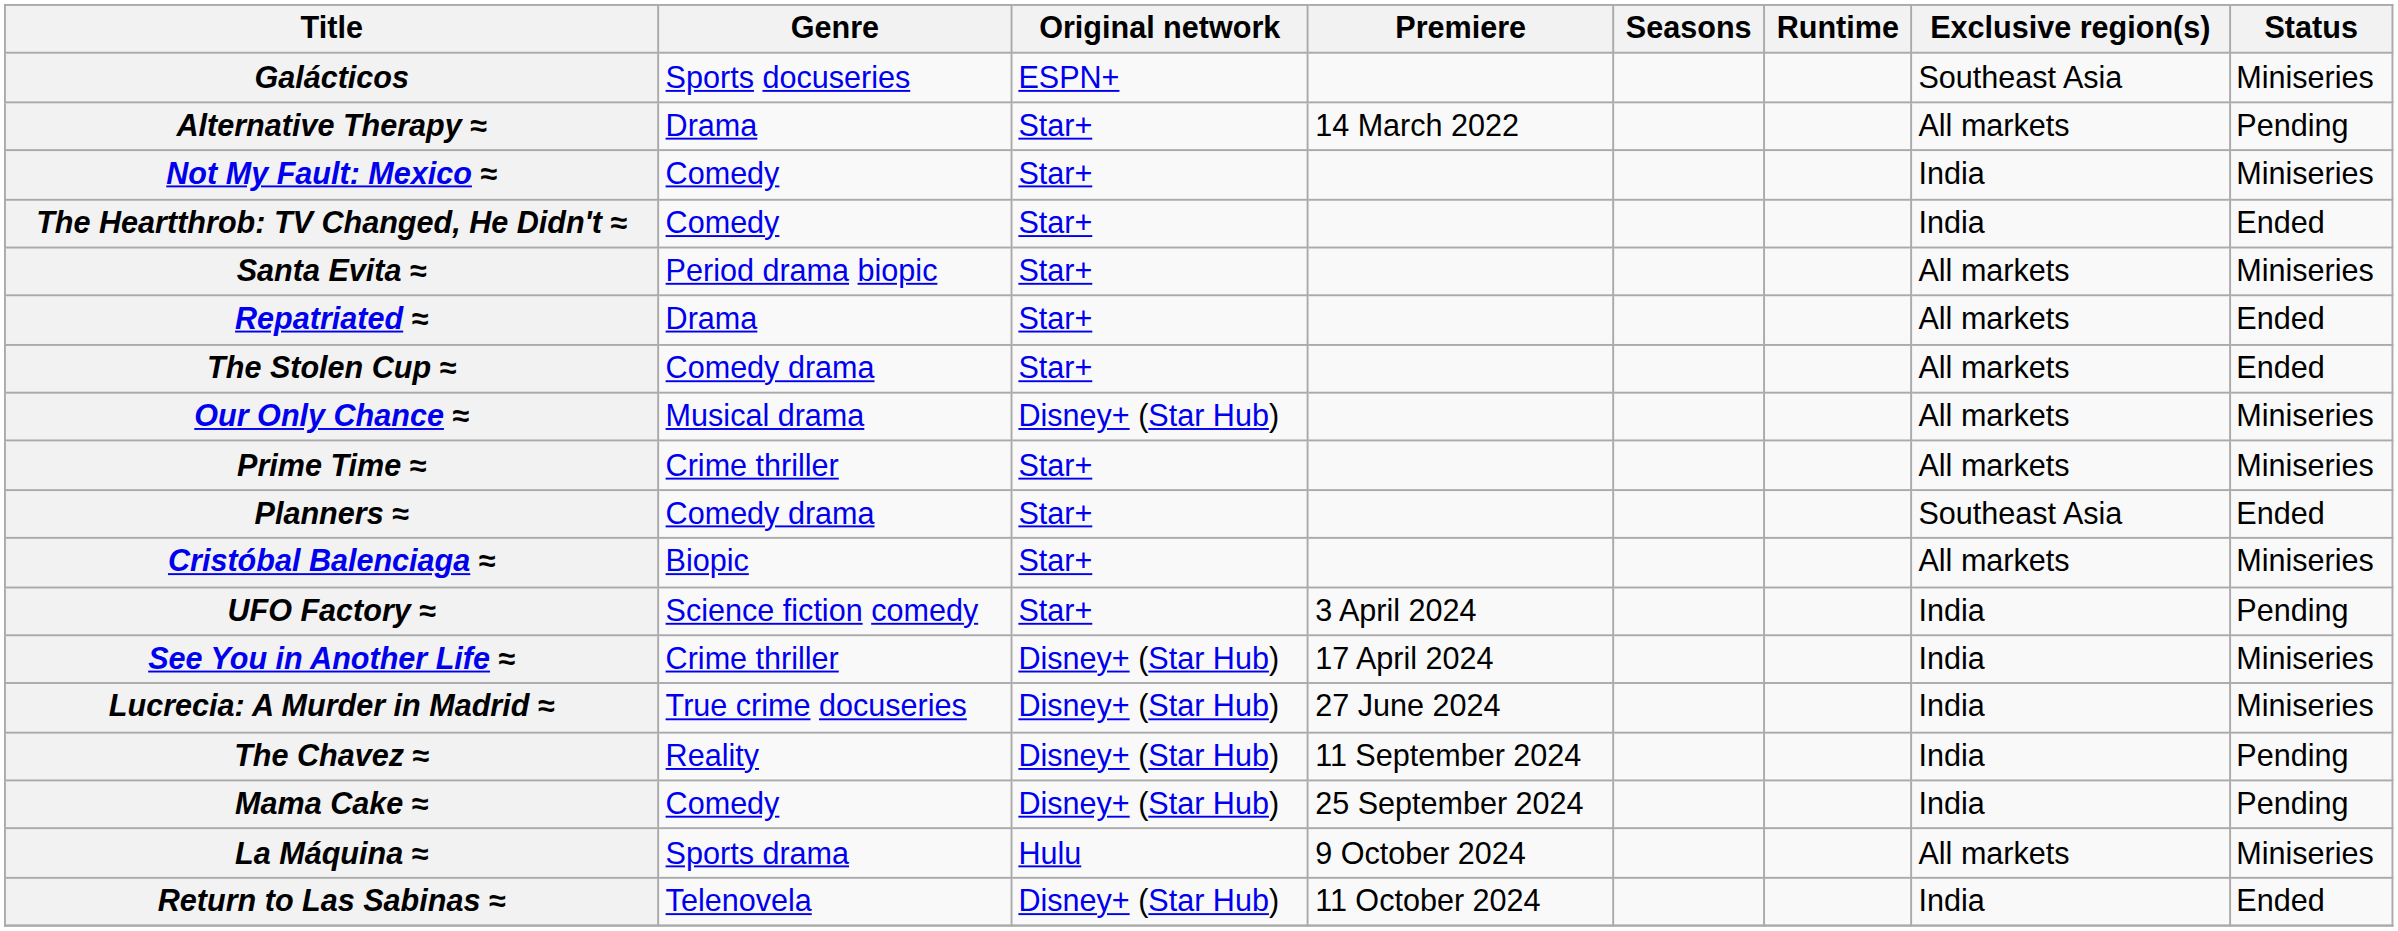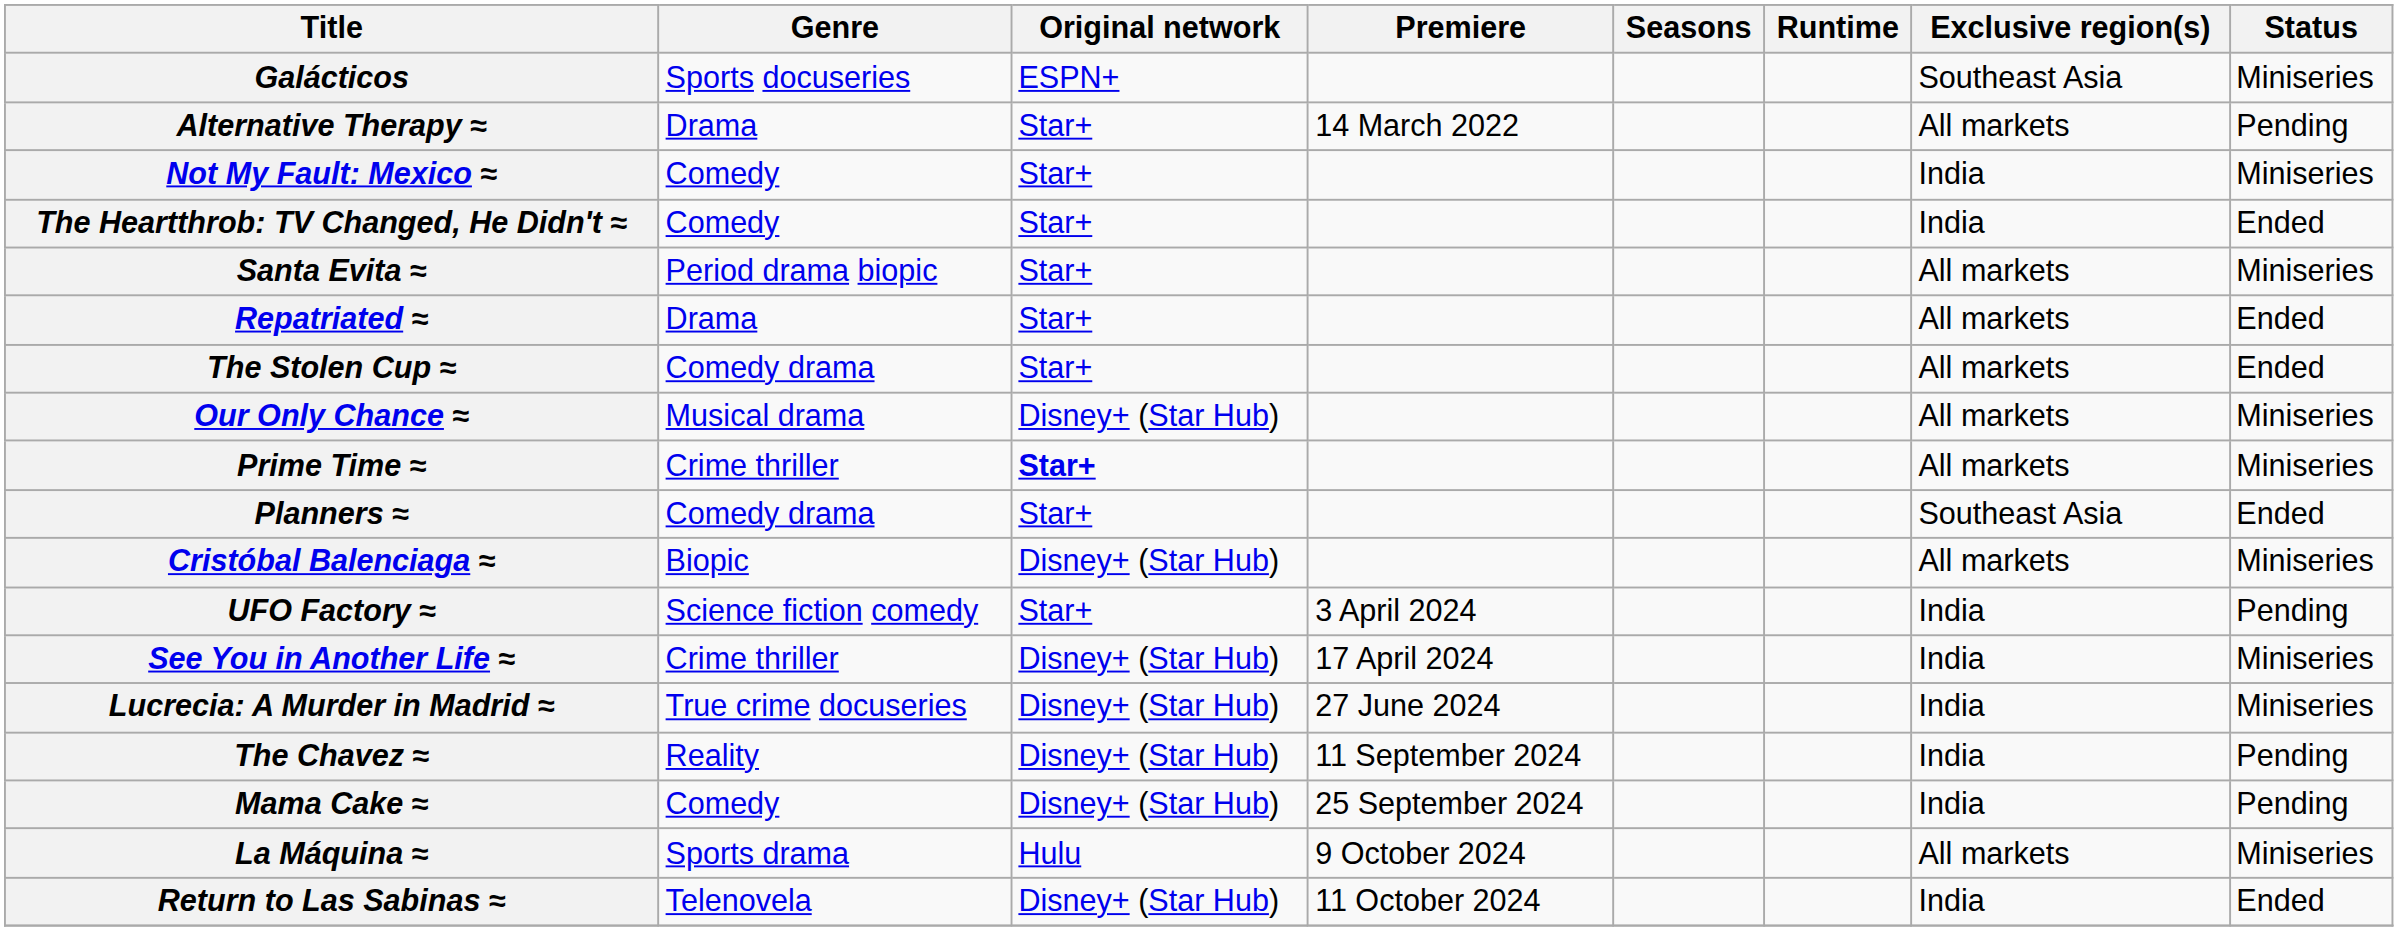(1055, 464) normal -> (1057, 464) bold
(1055, 561) Star+ -> (1149, 561) Disney+ (Star Hub)
